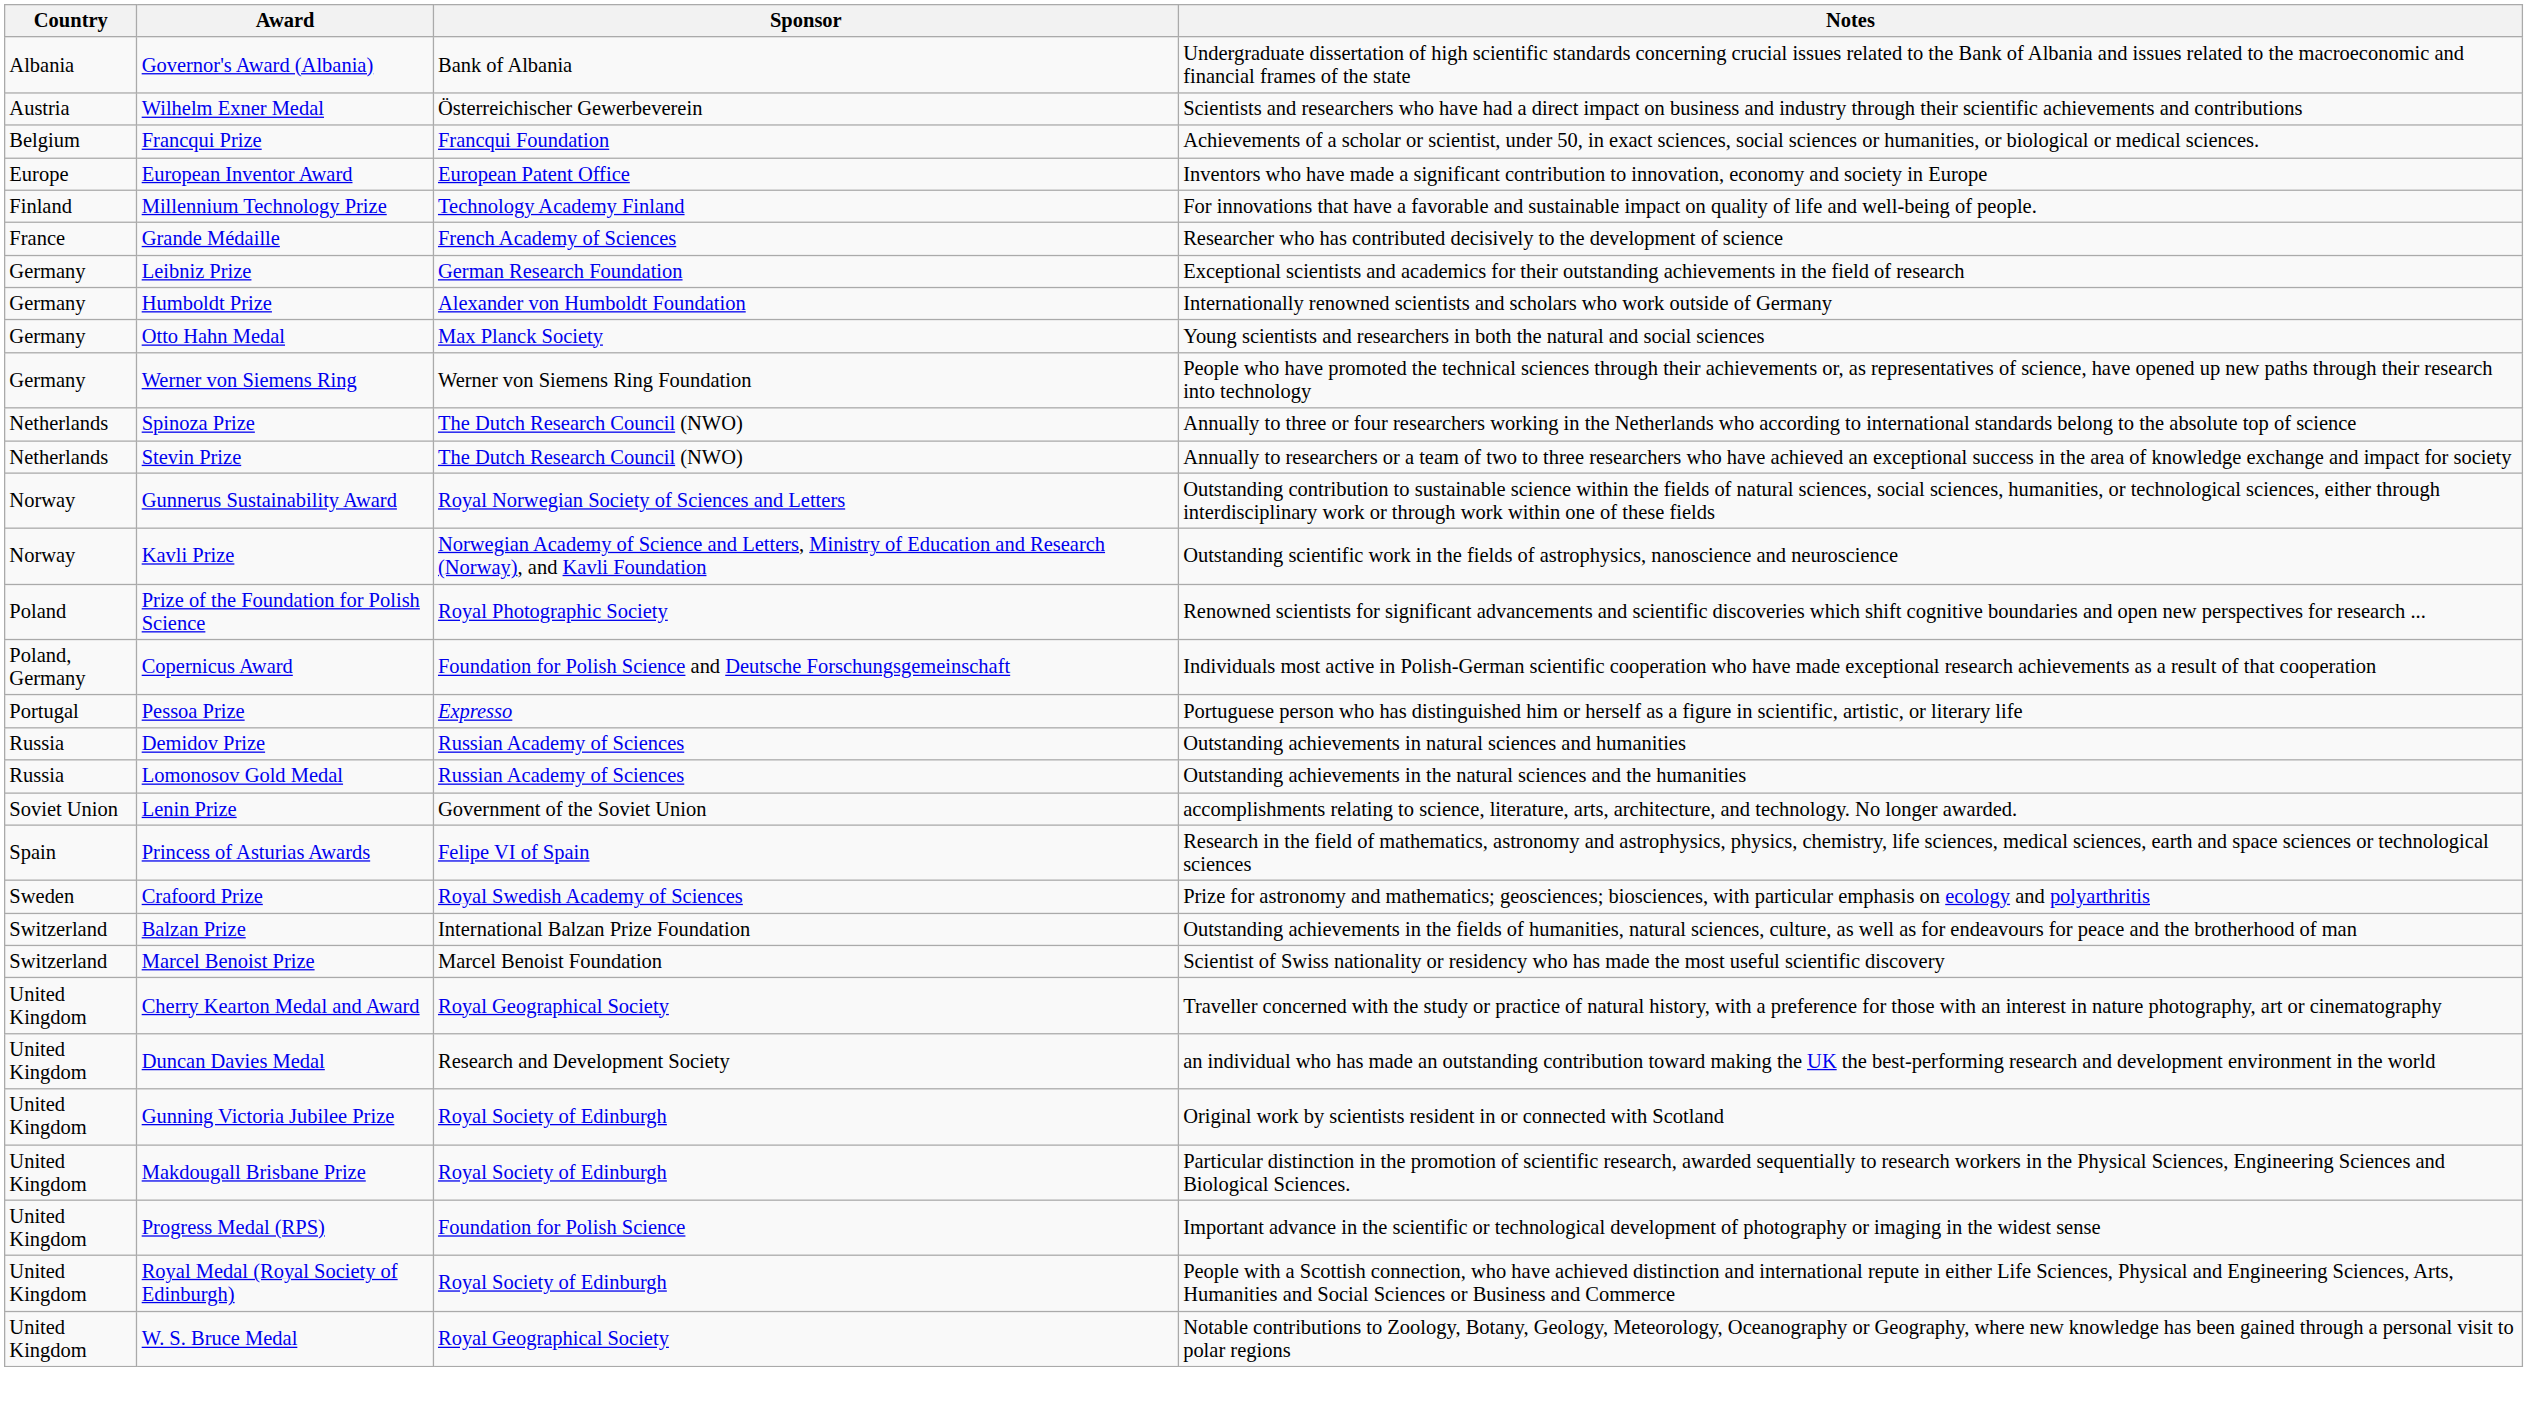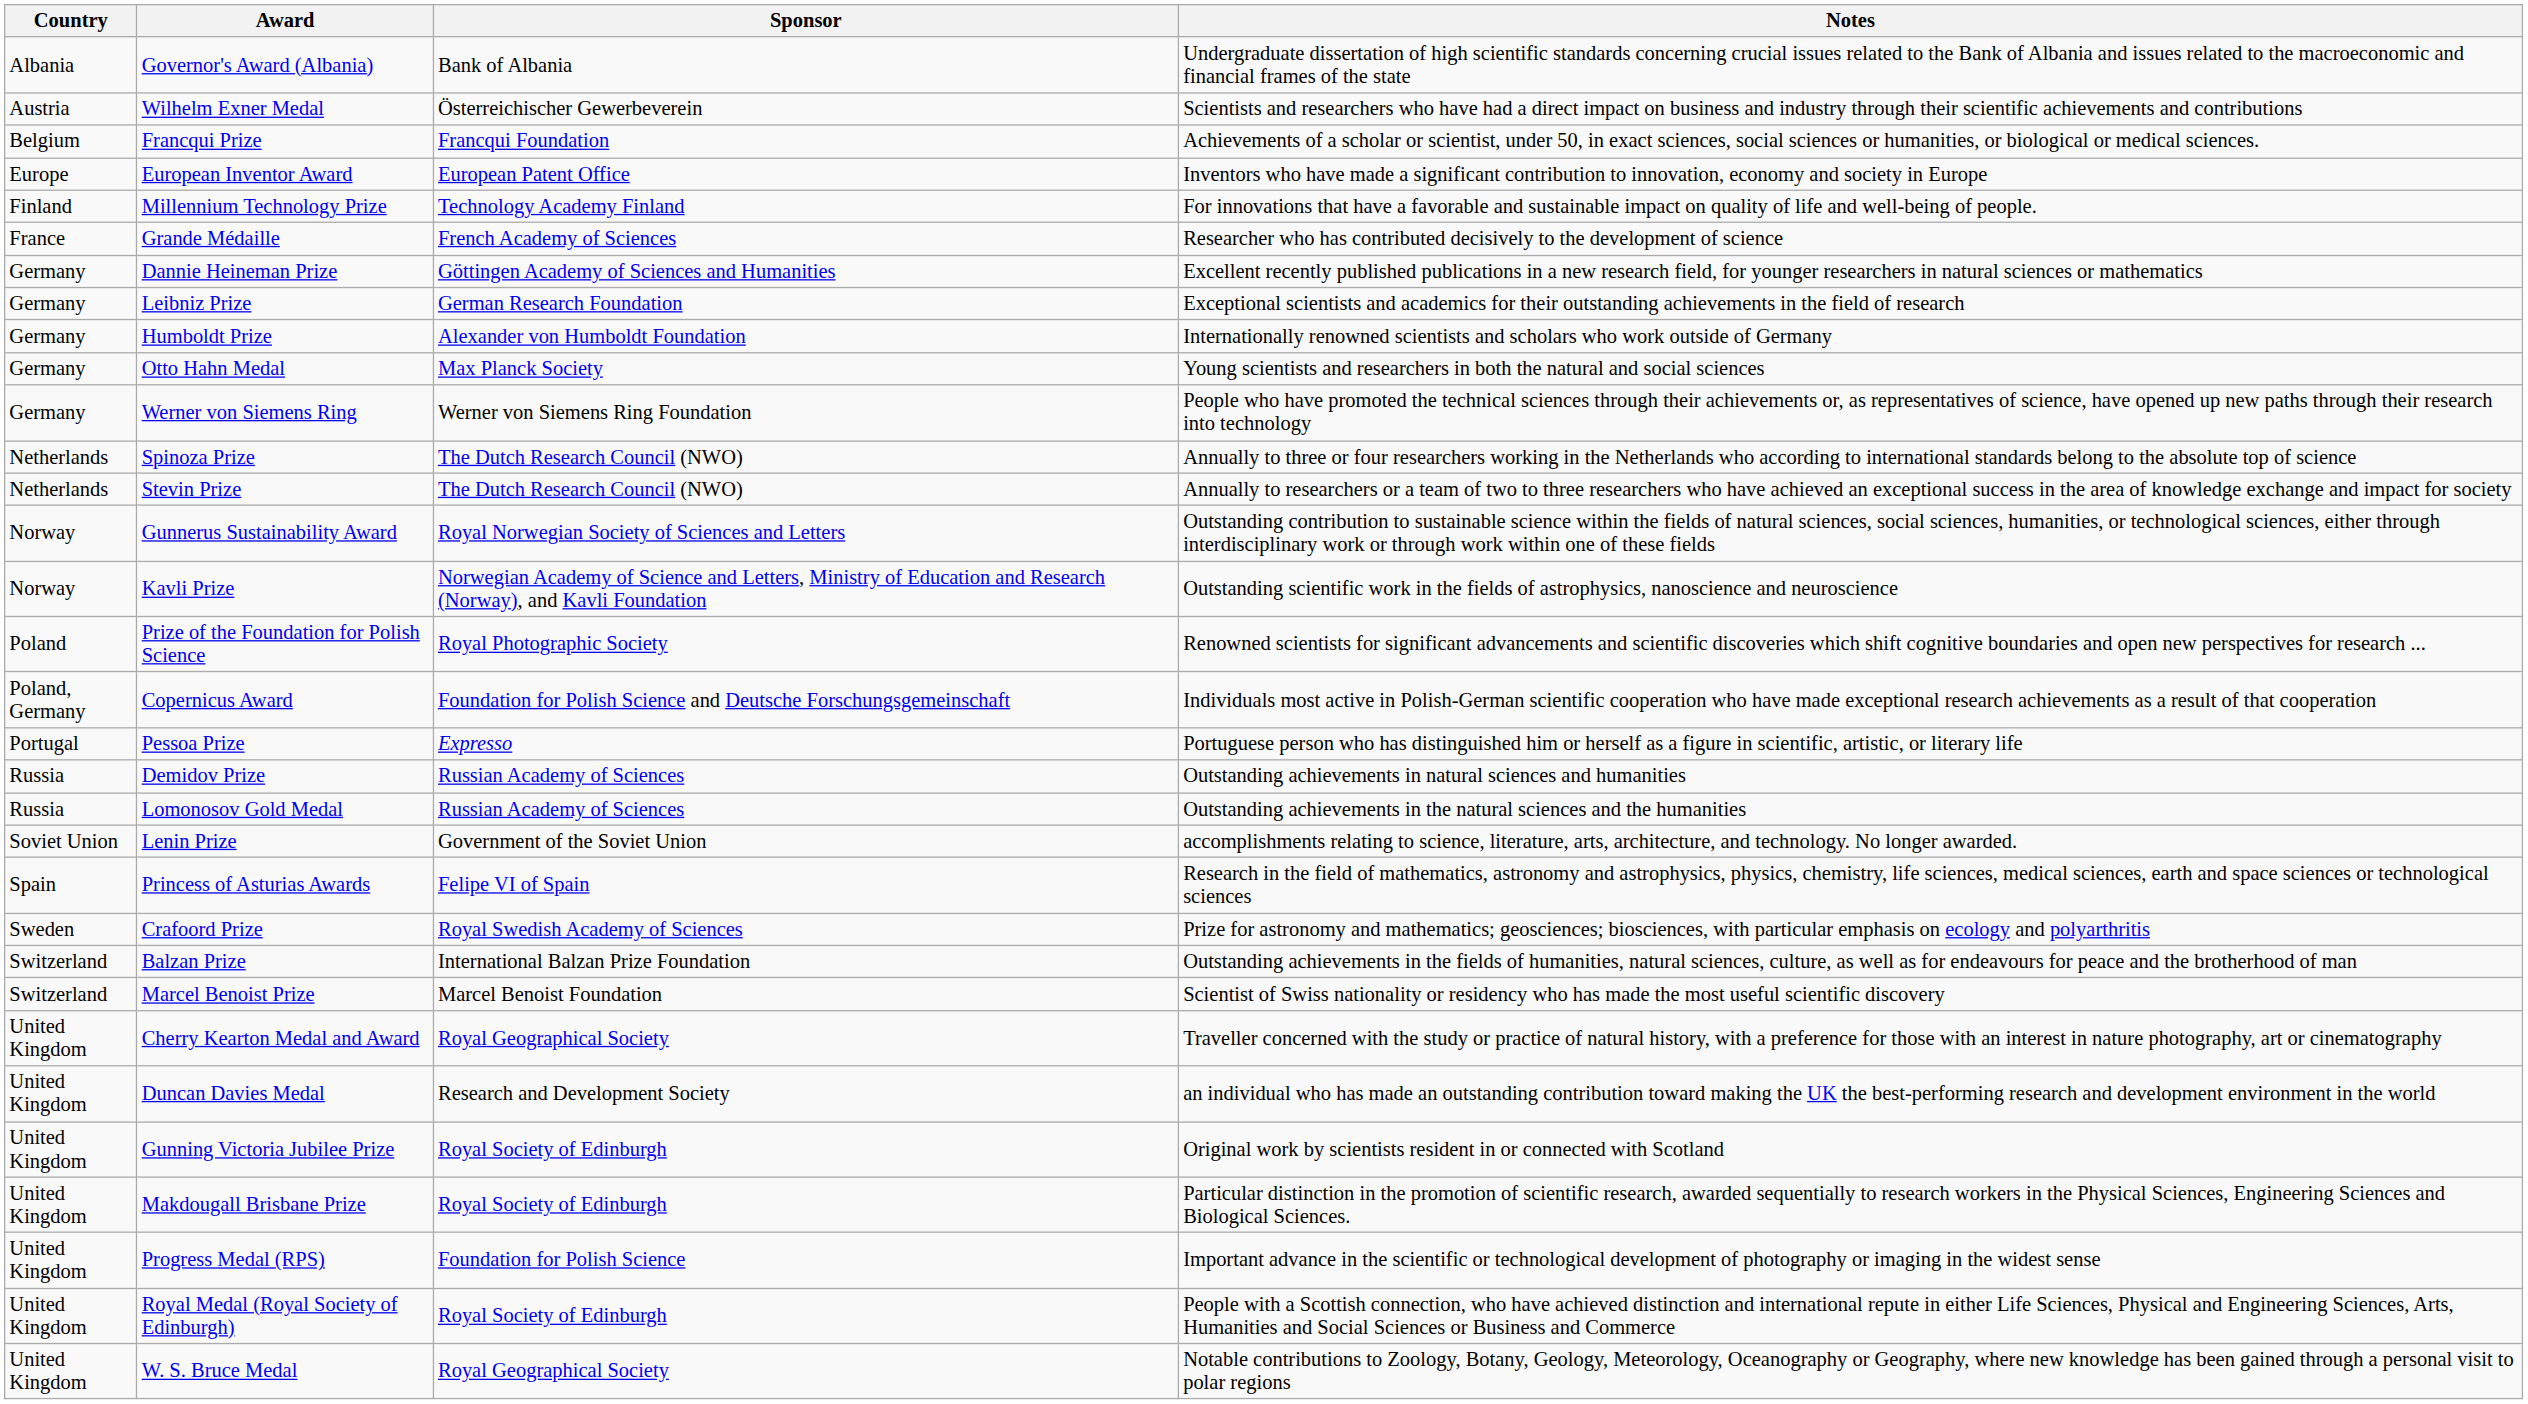+ row: (239, 271)
